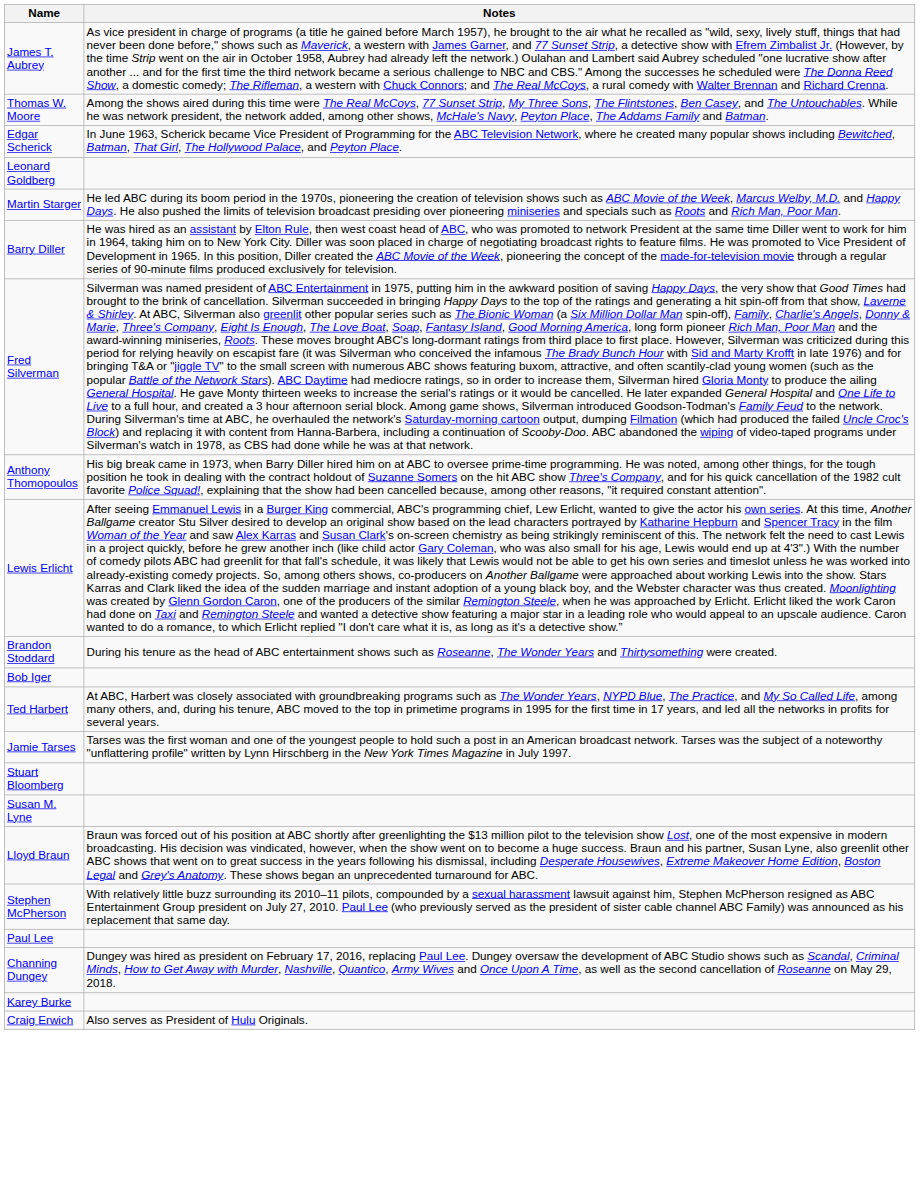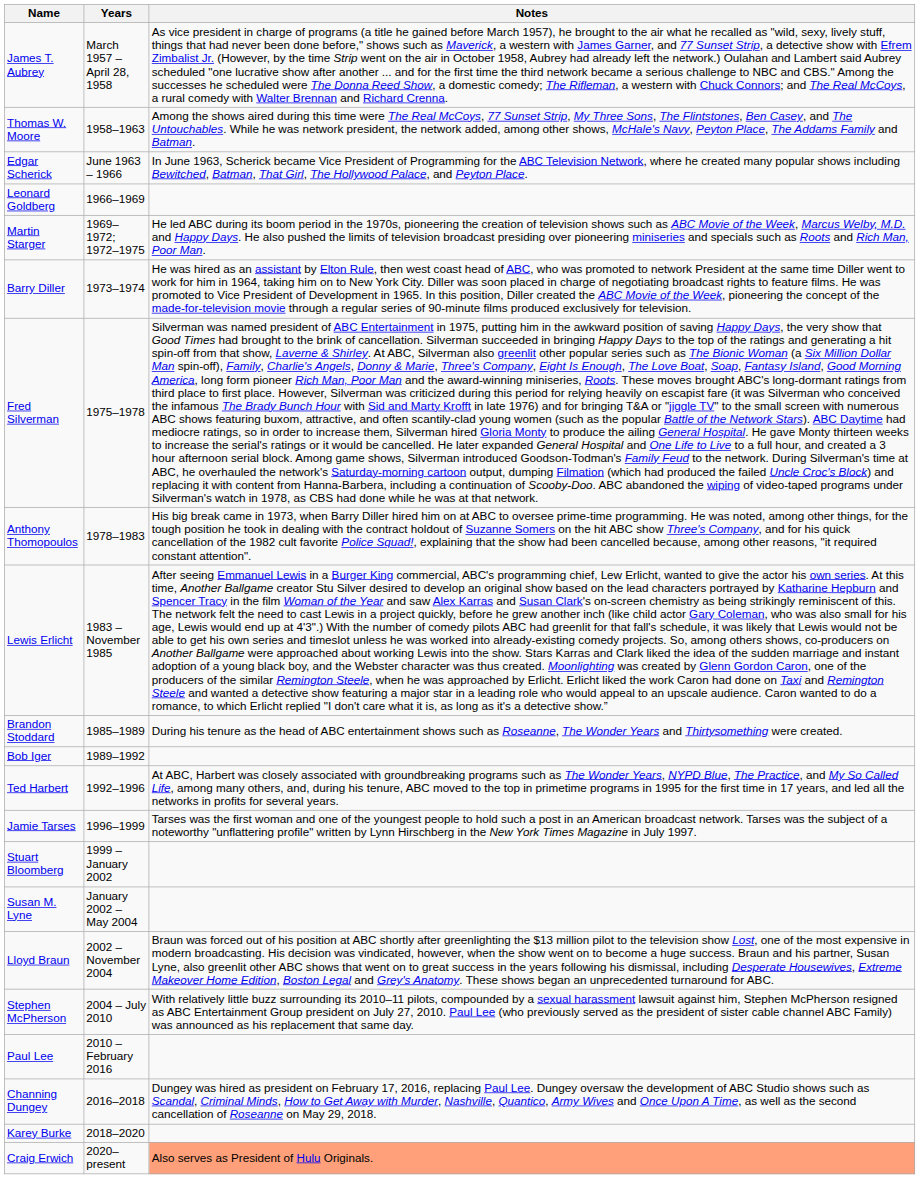+ column: (116, 13)
(197, 1020) no background -> (262, 1158) lightsalmon background
